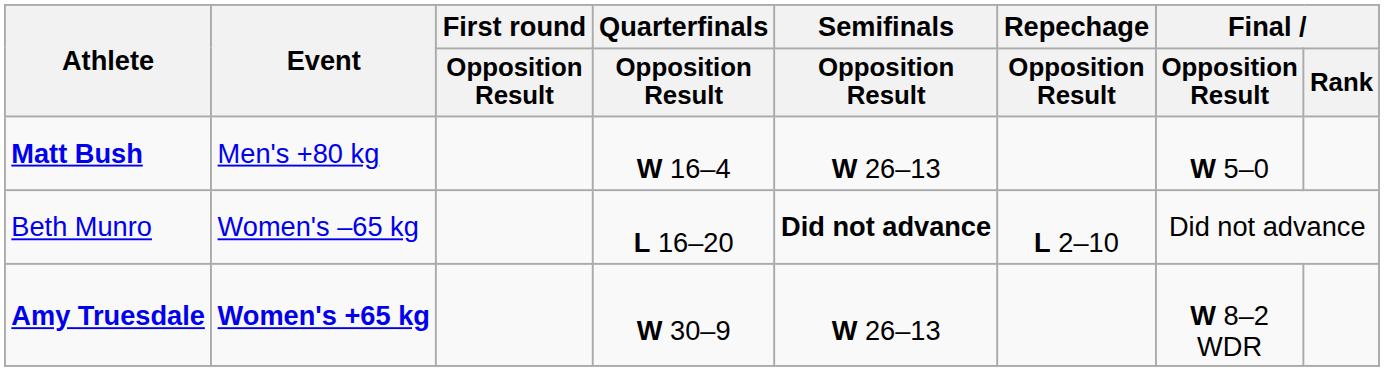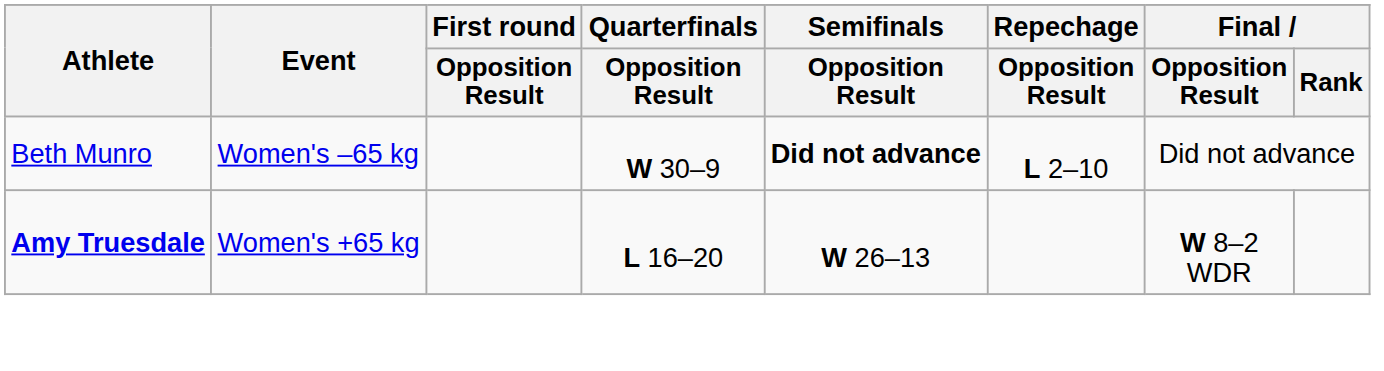- row: (77, 154)
(684, 242) L 16–20 -> (673, 169) W 30–9
(324, 315) bold -> (319, 242) normal
(684, 331) W 30–9 -> (673, 257) L 16–20
